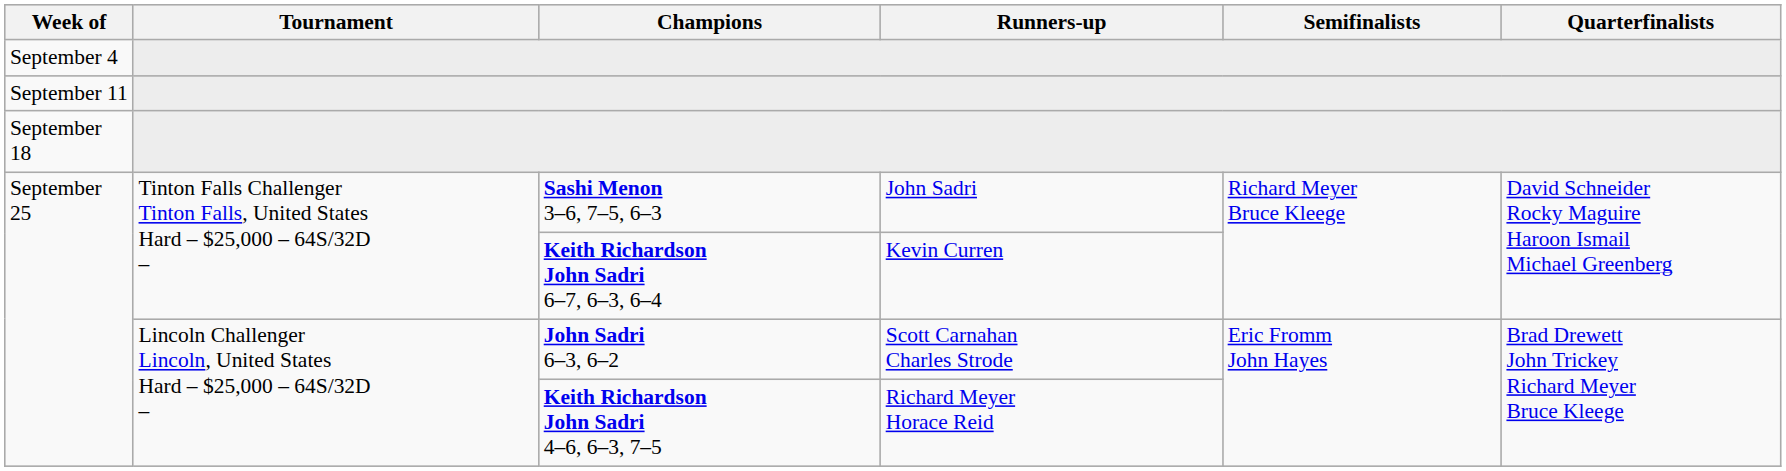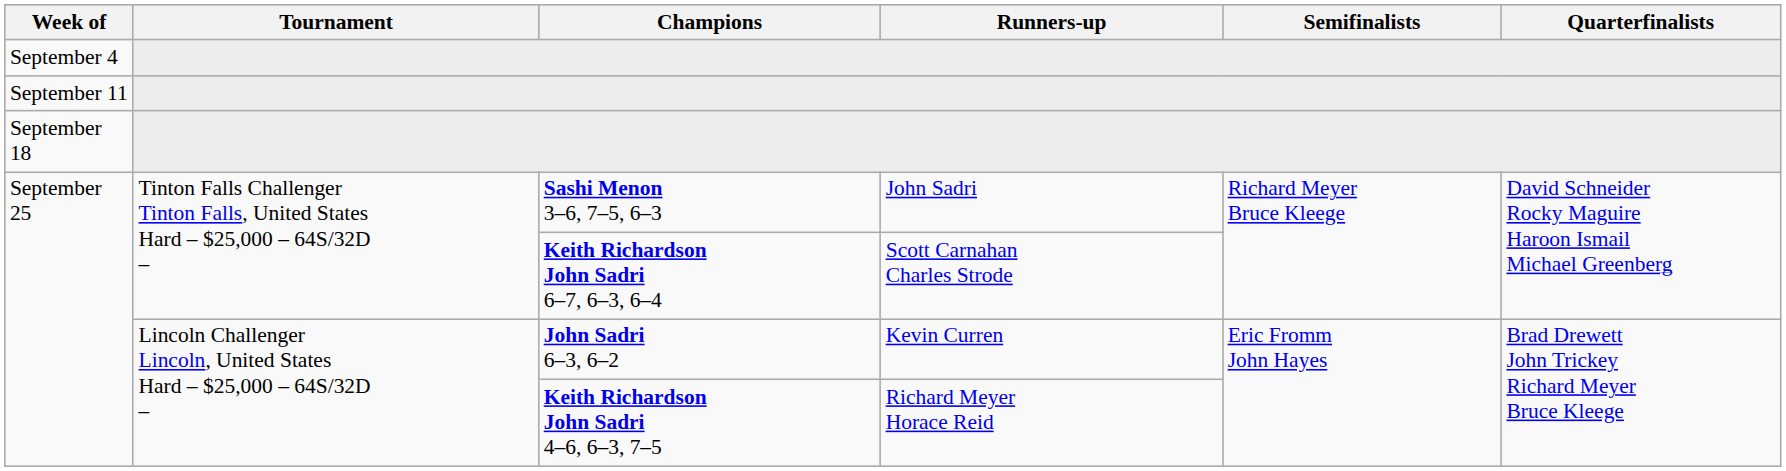(944, 249) Kevin Curren -> (952, 262) Scott Carnahan Charles Strode
(952, 348) Scott Carnahan Charles Strode -> (944, 335) Kevin Curren
